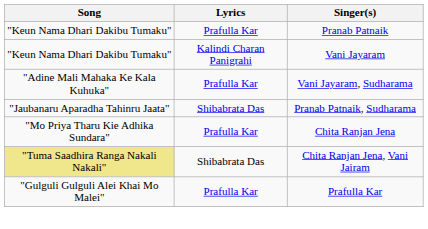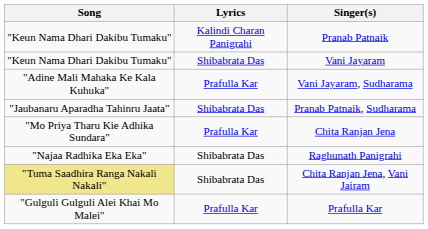(231, 30) Prafulla Kar -> (231, 36) Kalindi Charan Panigrahi
(231, 54) Kalindi Charan Panigrahi -> (231, 60) Shibabrata Das
+ row: (355, 155)
